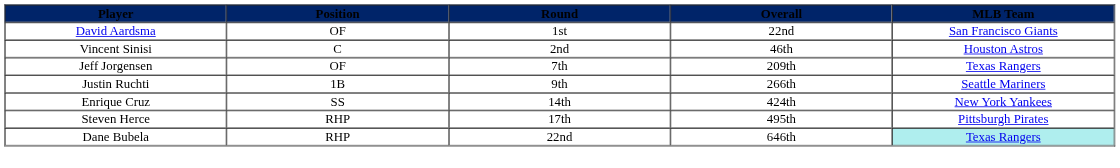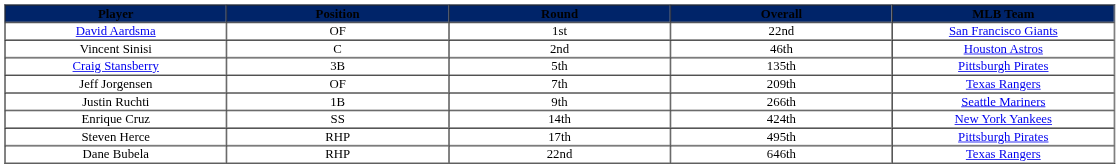+ row: (116, 66)
(1003, 136) paleturquoise background -> (1003, 154) no background
